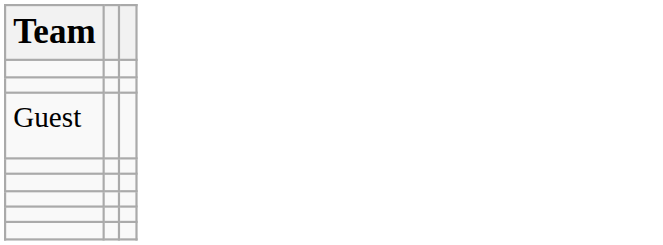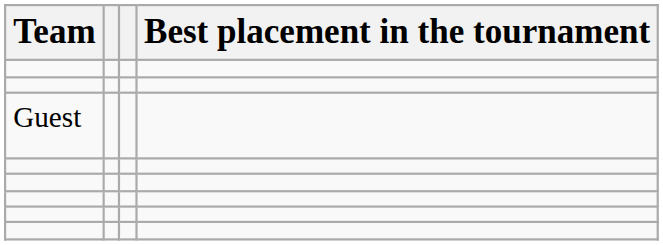+ column: (397, 32)
